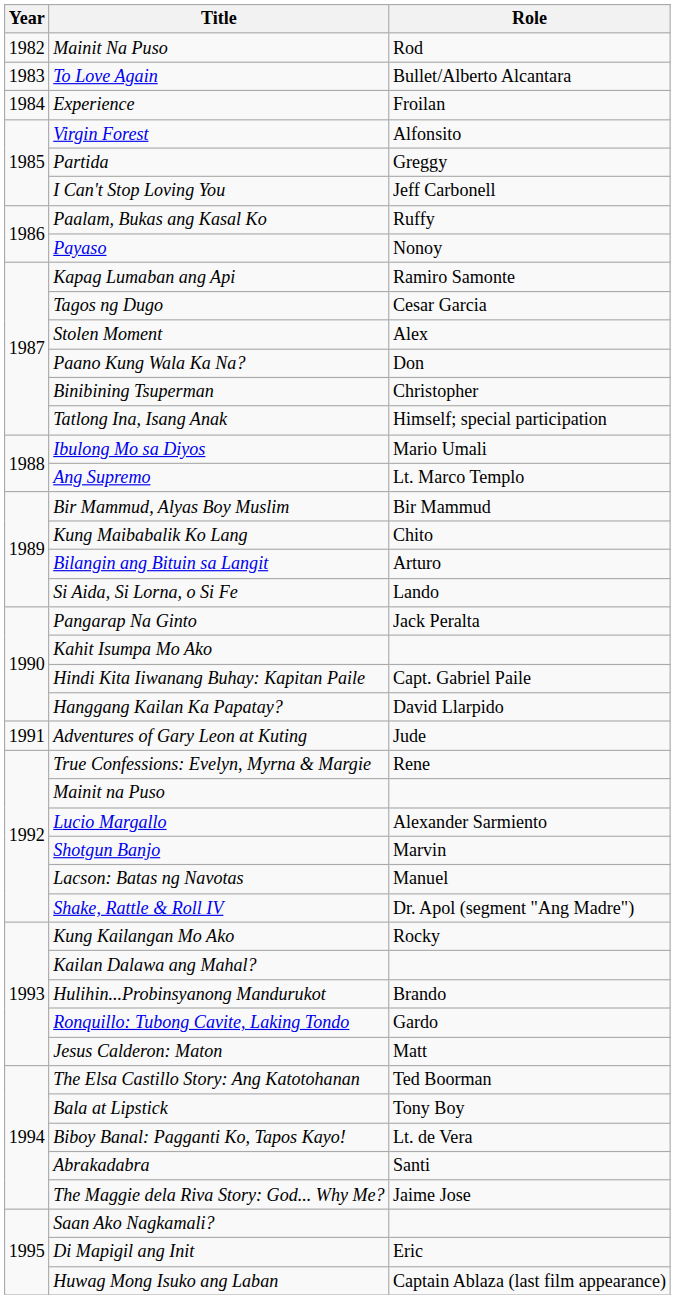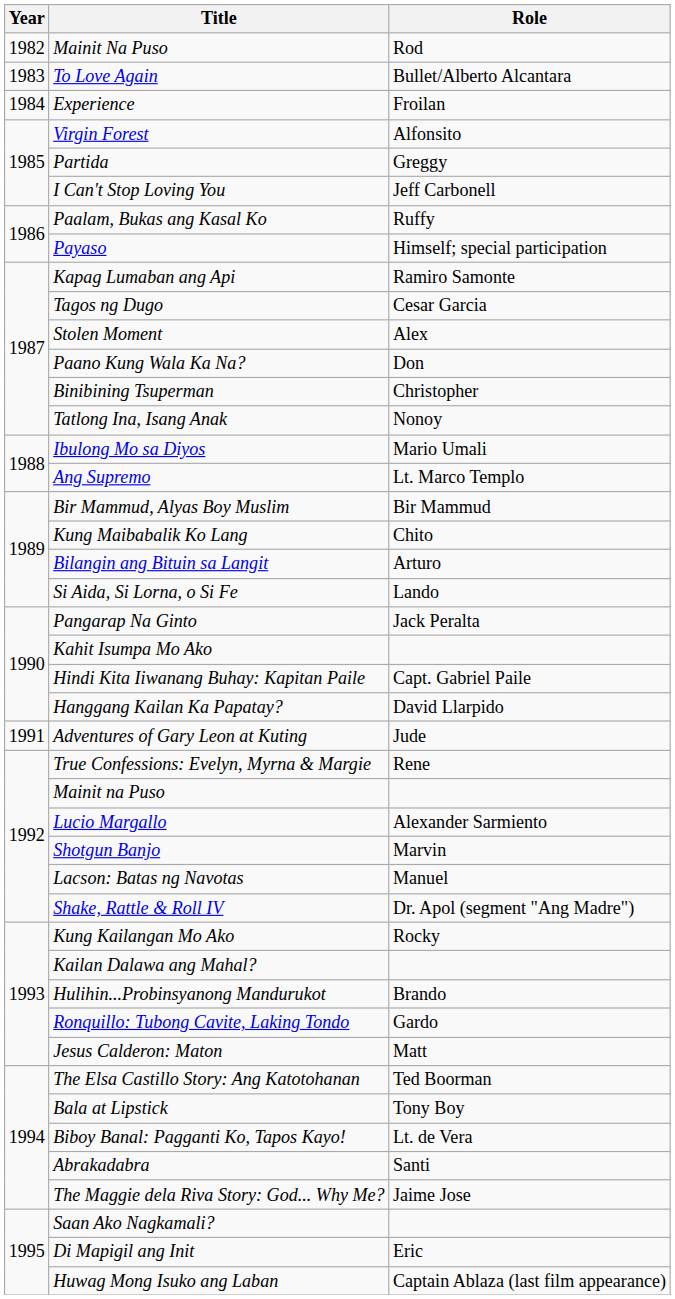(418, 248) Nonoy -> (500, 248) Himself; special participation
(500, 420) Himself; special participation -> (418, 420) Nonoy
